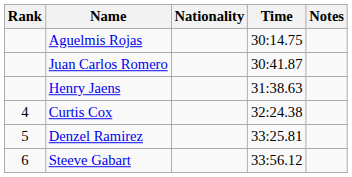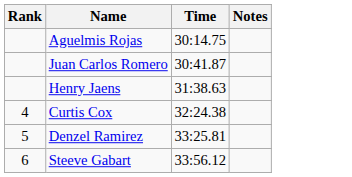- column: (209, 16)
